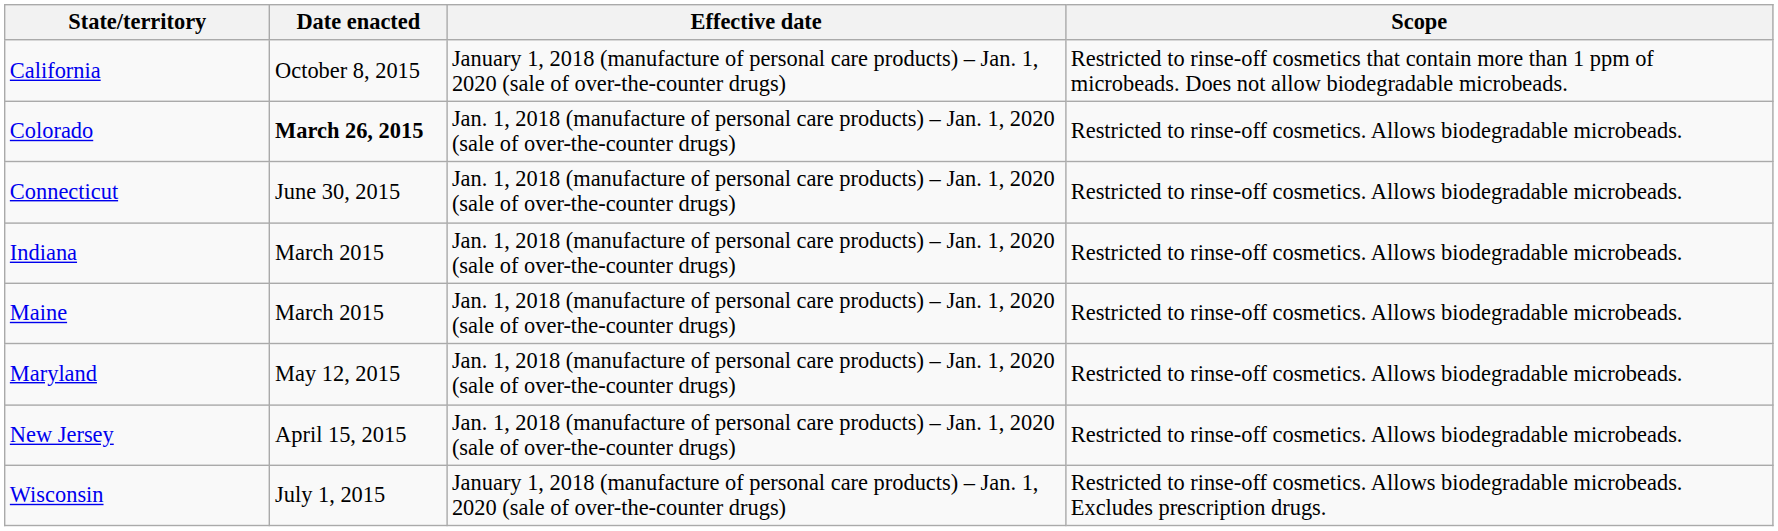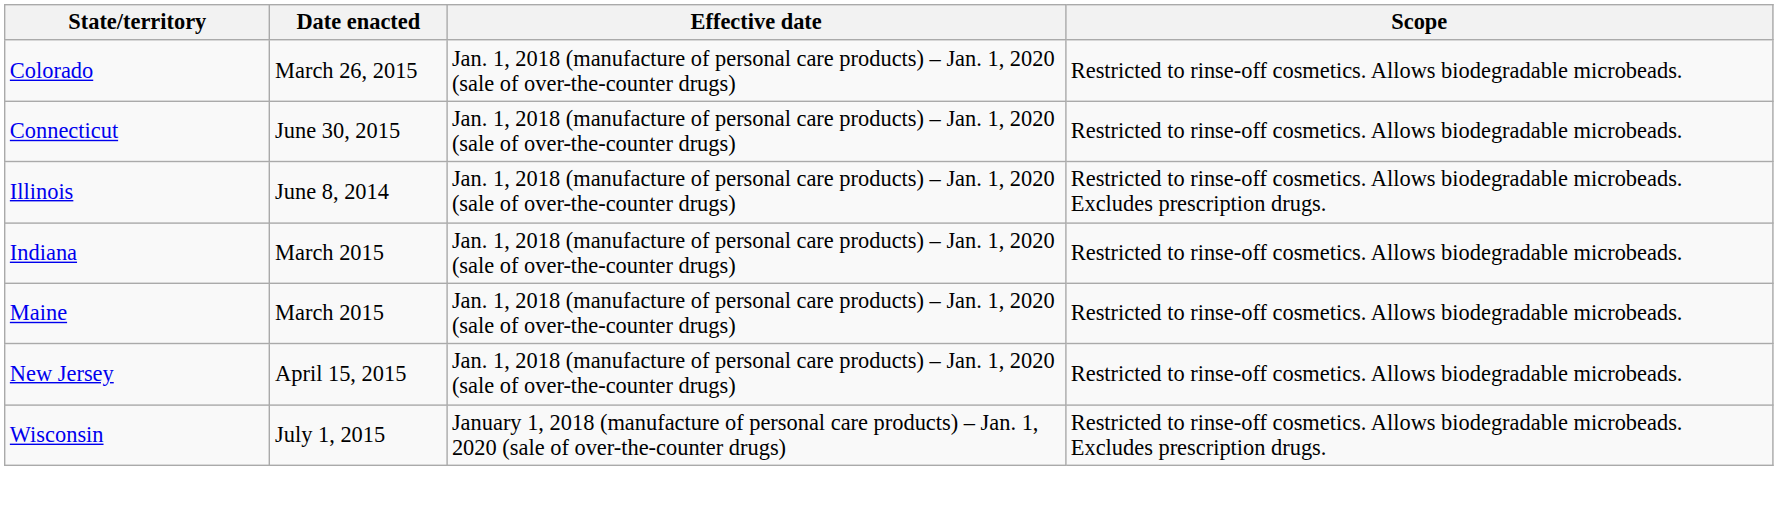- row: (55, 70)
(349, 131) bold -> (346, 70) normal
+ row: (42, 191)
- row: (53, 374)
